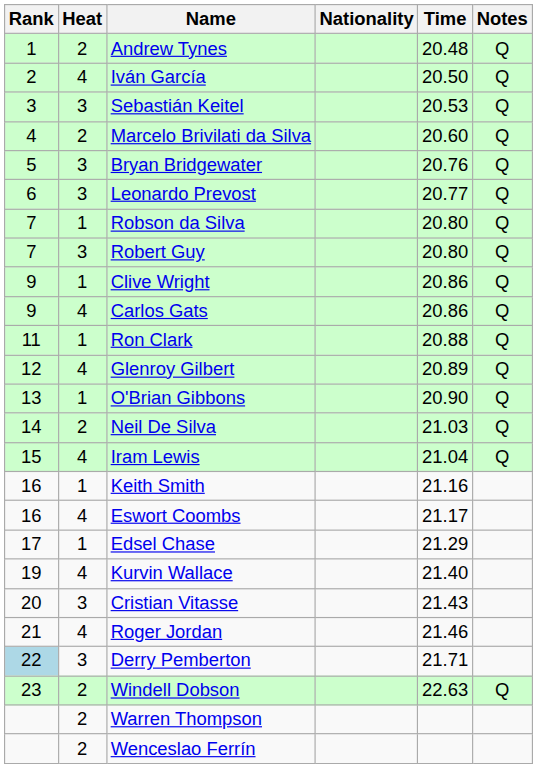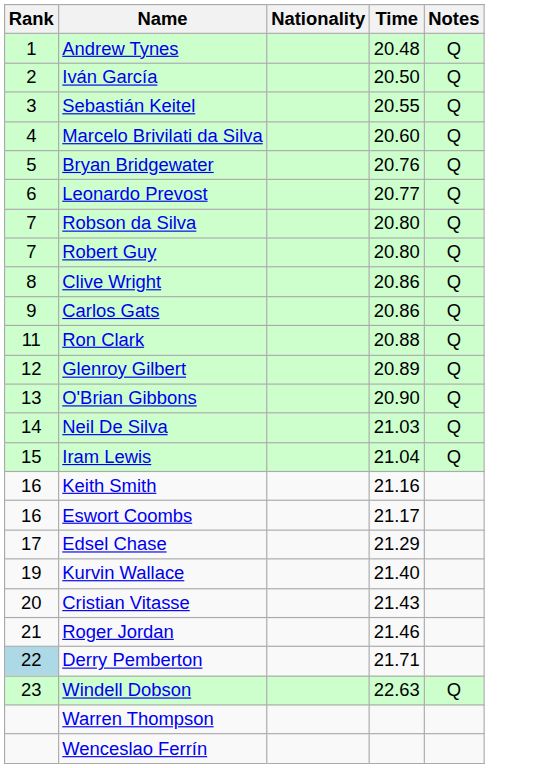- column: (82, 19)
(445, 106) 20.53 -> (397, 106) 20.55
(31, 281) 9 -> (31, 281) 8
